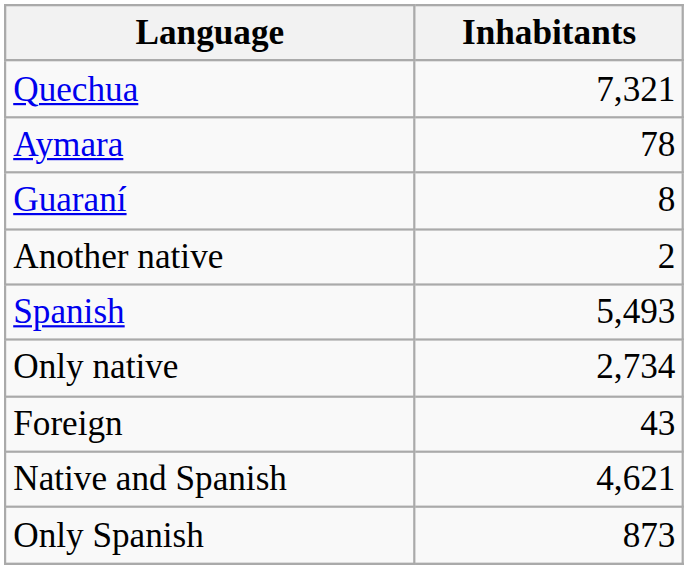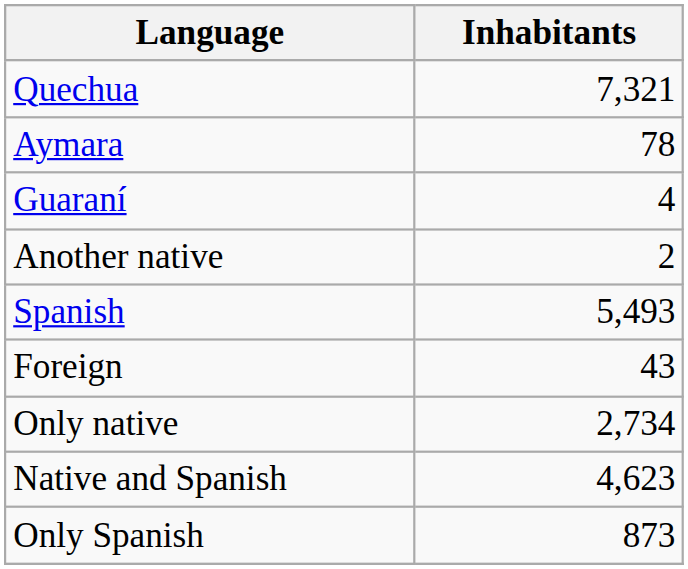(667, 199) 8 -> (667, 199) 4
rows swapped: (68, 423) <-> (96, 367)
(636, 479) 4,621 -> (636, 479) 4,623
